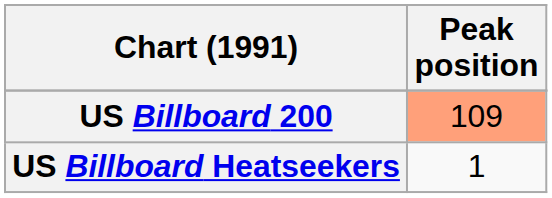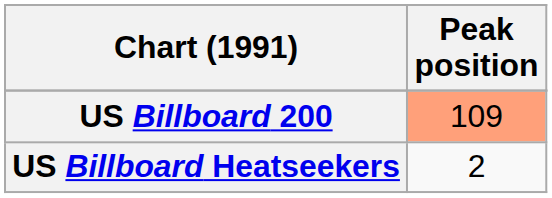(477, 166) 1 -> (477, 166) 2
